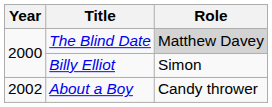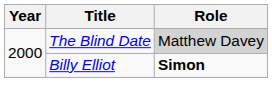(180, 65) normal -> (181, 65) bold
- row: (91, 89)
